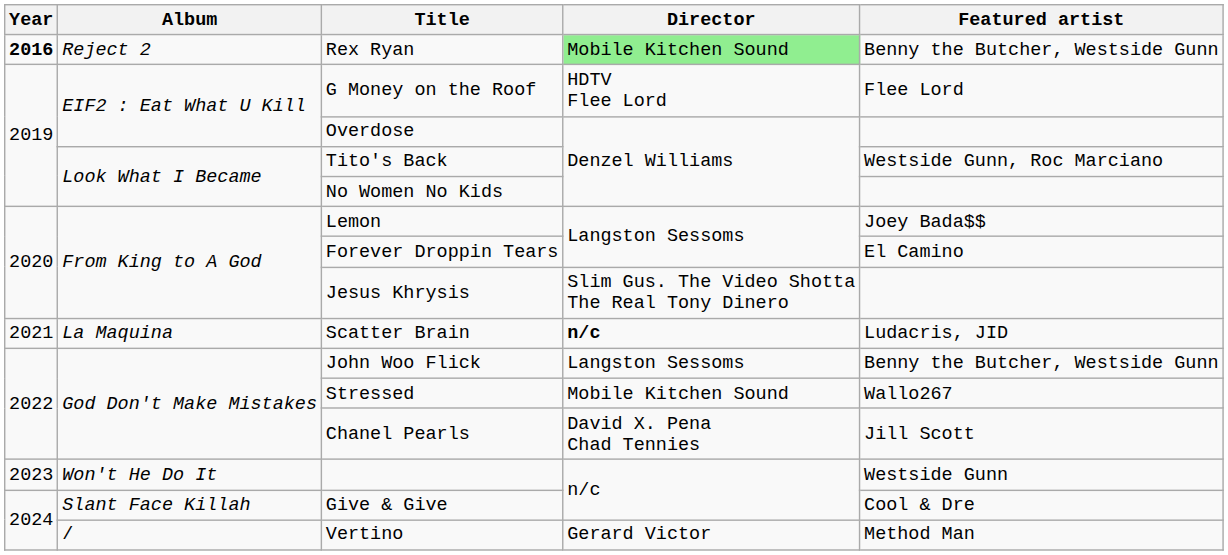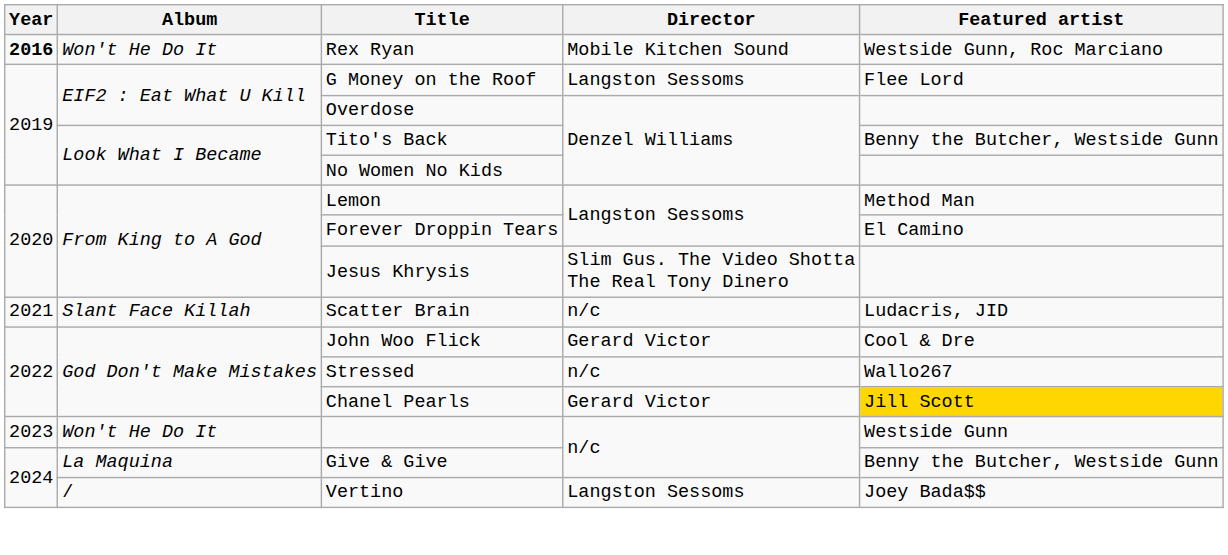(107, 50) Reject 2 -> (140, 50) Won't He Do It
(678, 50) lightgreen background -> (678, 50) no background
(1041, 50) Benny the Butcher, Westside Gunn -> (1014, 50) Westside Gunn, Roc Marciano
(617, 91) HDTV Flee Lord -> (656, 80) Langston Sessoms
(1014, 161) Westside Gunn, Roc Marciano -> (1041, 140) Benny the Butcher, Westside Gunn
(925, 222) Joey Bada$$ -> (919, 200) Method Man
(118, 333) La Maquina -> (156, 312) Slant Face Killah
(584, 333) bold -> (584, 312) normal
(656, 363) Langston Sessoms -> (639, 342) Gerard Victor
(1041, 363) Benny the Butcher, Westside Gunn -> (919, 342) Cool & Dre
(678, 393) Mobile Kitchen Sound -> (584, 372) n/c
(639, 434) David X. Pena Chad Tennies -> (639, 402) Gerard Victor
(919, 434) no background -> (919, 402) gold background
(156, 505) Slant Face Killah -> (118, 462) La Maquina
(919, 505) Cool & Dre -> (1041, 462) Benny the Butcher, Westside Gunn
(639, 535) Gerard Victor -> (656, 492) Langston Sessoms
(919, 535) Method Man -> (925, 492) Joey Bada$$
